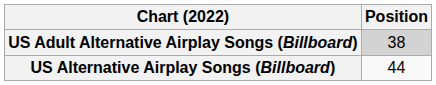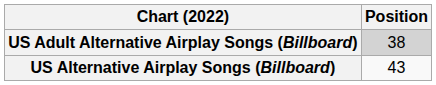(396, 67) 44 -> (396, 67) 43
